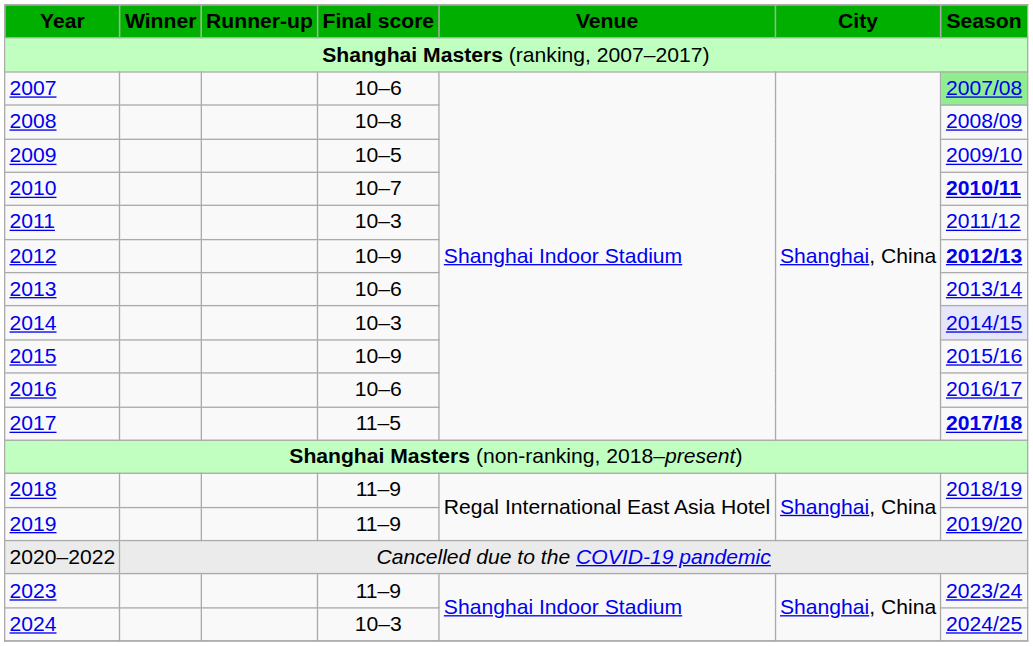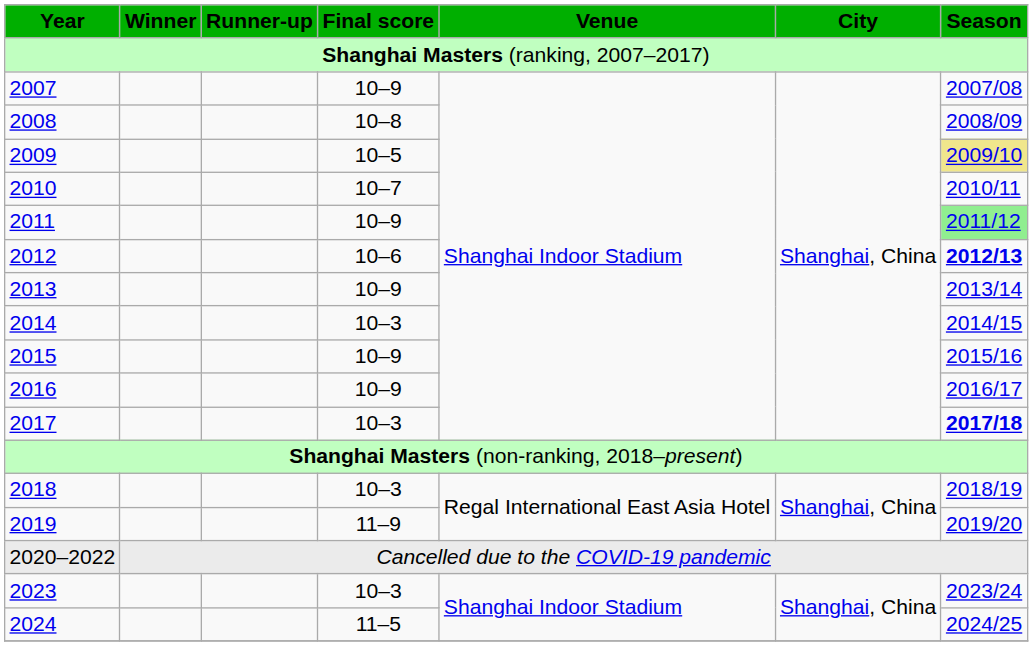(378, 88) 10–6 -> (378, 88) 10–9
(984, 88) lightgreen background -> (984, 88) no background
(984, 155) no background -> (984, 155) khaki background
(983, 188) bold -> (983, 188) normal
(378, 222) 10–3 -> (378, 222) 10–9
(983, 222) no background -> (983, 222) lightgreen background
(378, 255) 10–9 -> (378, 255) 10–6
(378, 289) 10–6 -> (378, 289) 10–9
(984, 322) lavender background -> (984, 322) no background
(378, 389) 10–6 -> (378, 389) 10–9
(378, 423) 11–5 -> (378, 423) 10–3
(378, 490) 11–9 -> (378, 490) 10–3
(378, 590) 11–9 -> (378, 590) 10–3
(378, 624) 10–3 -> (378, 624) 11–5
